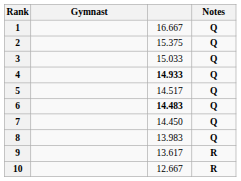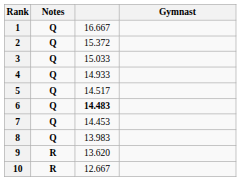columns swapped: (89, 12) <-> (214, 12)
(170, 44) 15.375 -> (97, 44) 15.372
(170, 75) bold -> (97, 75) normal
(170, 122) 14.450 -> (97, 122) 14.453
(170, 153) 13.617 -> (97, 153) 13.620
